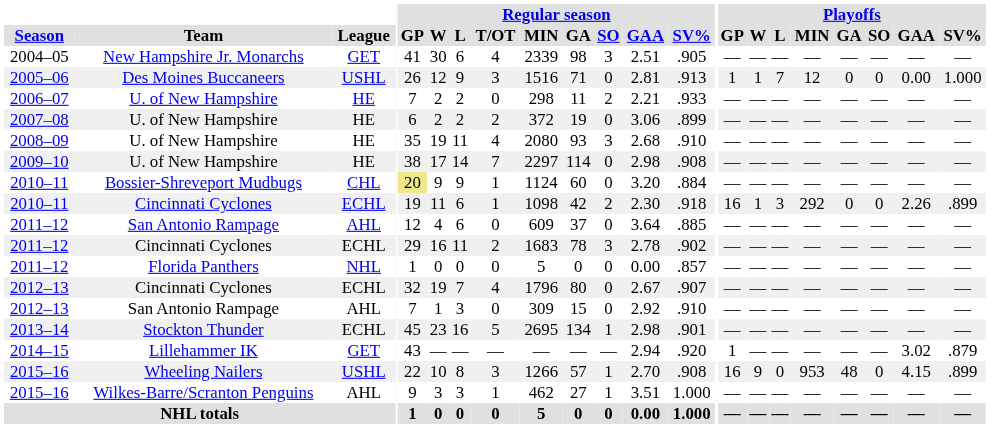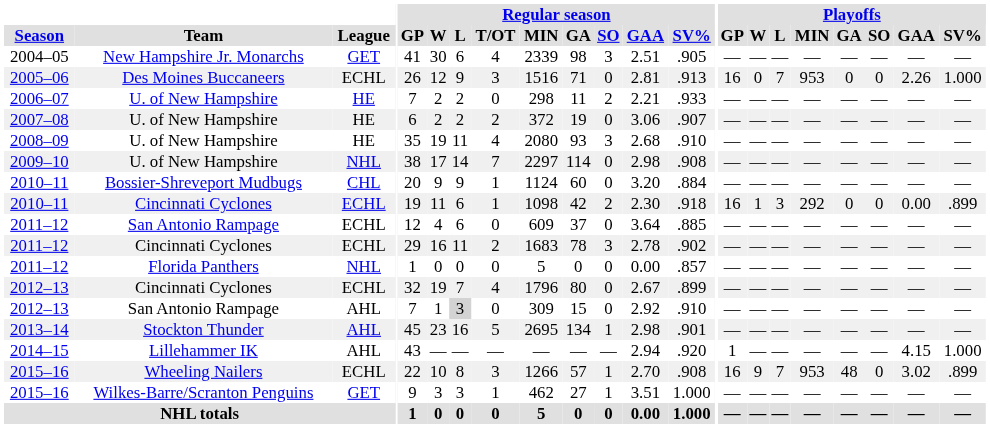(364, 77) USHL -> (364, 77) ECHL
(732, 77) 1 -> (732, 77) 16
(758, 77) 1 -> (758, 77) 0
(812, 77) 12 -> (812, 77) 953
(916, 77) 0.00 -> (916, 77) 2.26
(692, 119) .899 -> (692, 119) .907
(364, 161) HE -> (364, 161) NHL
(412, 182) khaki background -> (412, 182) no background
(916, 203) 2.26 -> (916, 203) 0.00
(364, 224) AHL -> (364, 224) ECHL
(692, 287) .907 -> (692, 287) .899
(460, 308) no background -> (460, 308) lightgrey background
(364, 329) ECHL -> (364, 329) AHL
(364, 350) GET -> (364, 350) AHL
(916, 350) 3.02 -> (916, 350) 4.15
(963, 350) .879 -> (963, 350) 1.000
(364, 371) USHL -> (364, 371) ECHL
(780, 371) 0 -> (780, 371) 7
(916, 371) 4.15 -> (916, 371) 3.02
(364, 392) AHL -> (364, 392) GET
